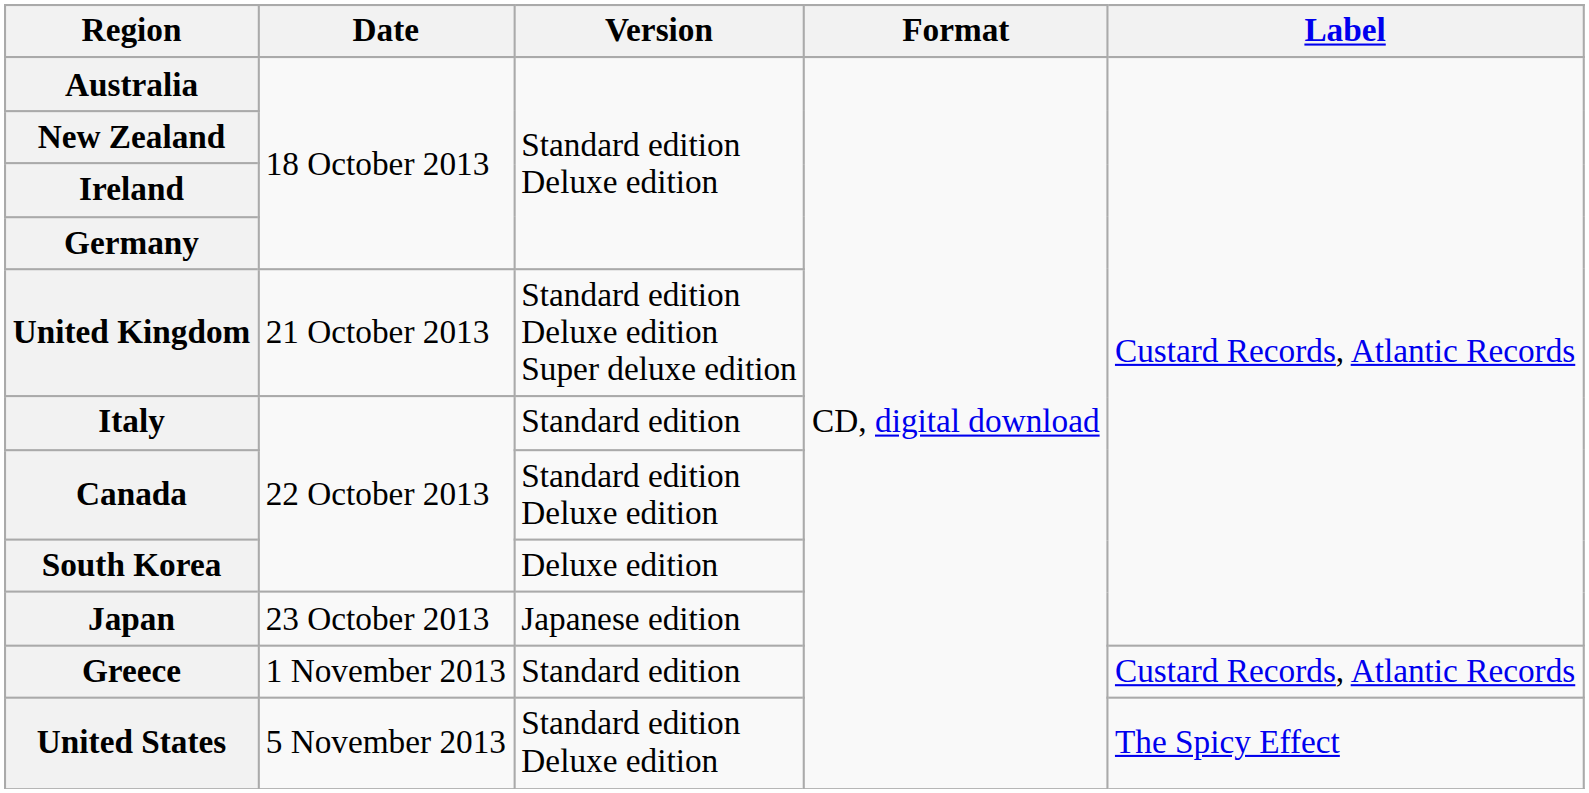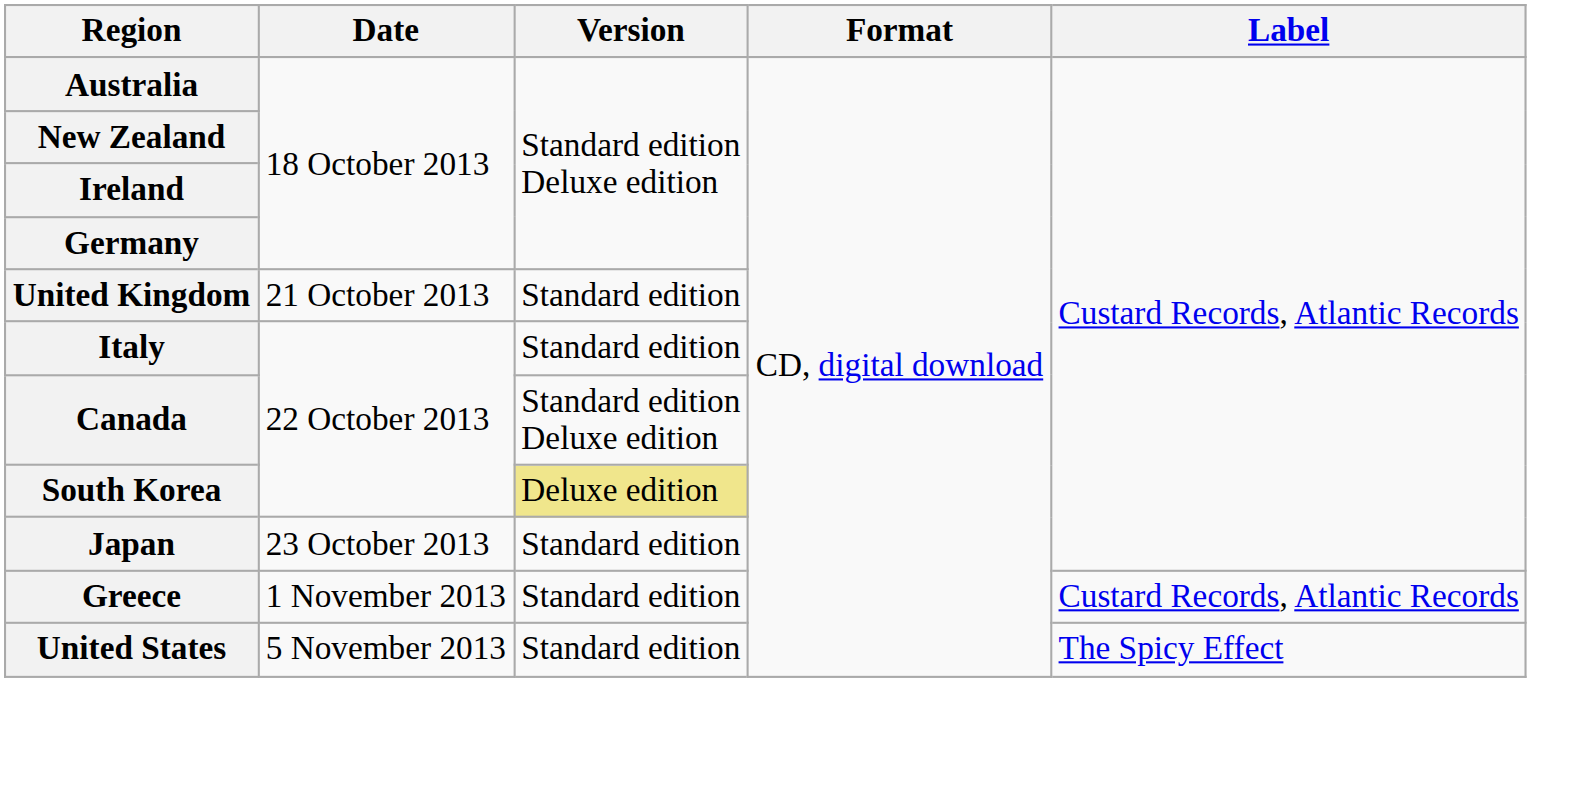(659, 332) Standard edition Deluxe edition Super deluxe edition -> (631, 294) Standard edition
(620, 565) no background -> (620, 490) khaki background
(631, 618) Japanese edition -> (631, 543) Standard edition
(631, 742) Standard edition Deluxe edition -> (631, 648) Standard edition
